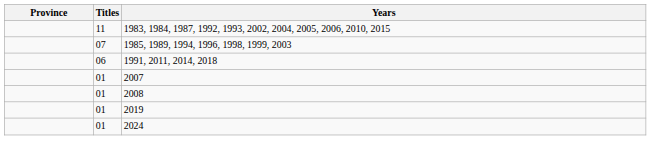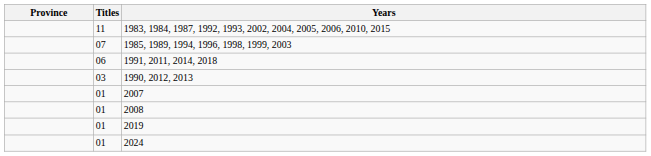+ row: (158, 77)
